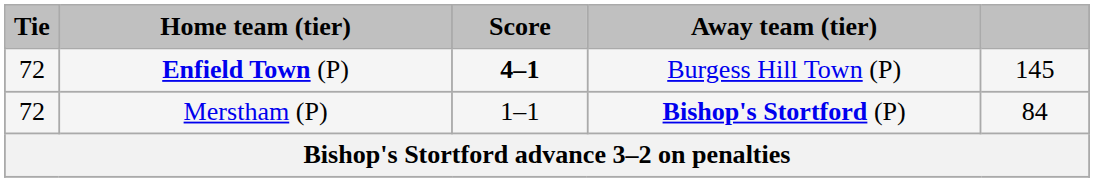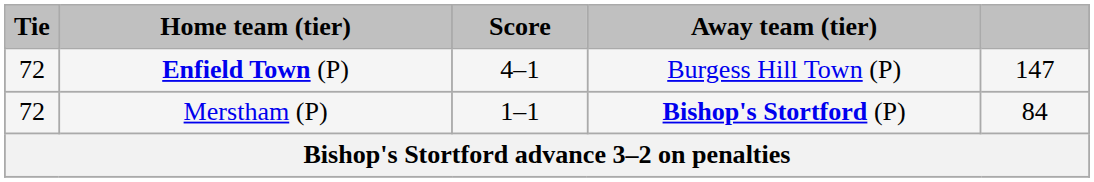(520, 69) bold -> (520, 69) normal
(1035, 69) 145 -> (1035, 69) 147
